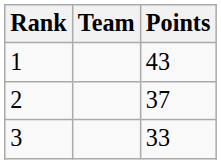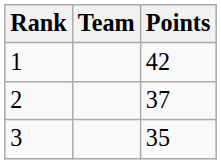(158, 61) 43 -> (158, 61) 42
(158, 138) 33 -> (158, 138) 35
